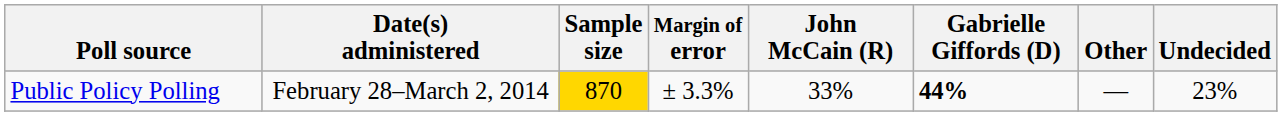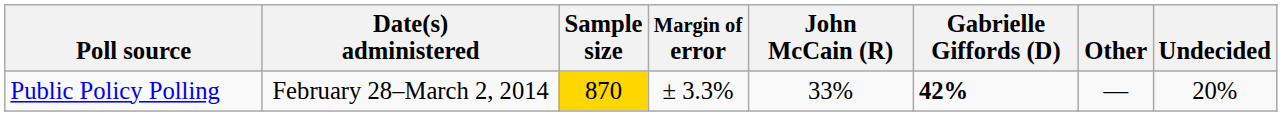(944, 90) 44% -> (944, 90) 42%
(1215, 90) 23% -> (1215, 90) 20%
